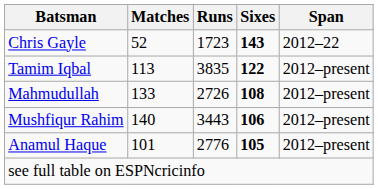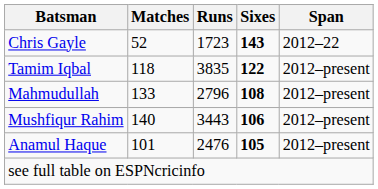(143, 68) 113 -> (143, 68) 118
(213, 94) 2726 -> (213, 94) 2796
(213, 145) 2776 -> (213, 145) 2476
